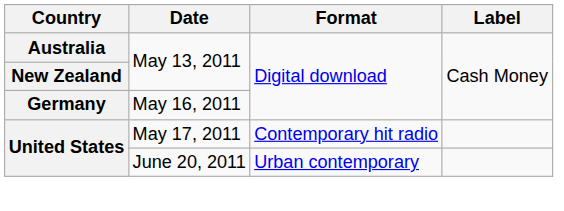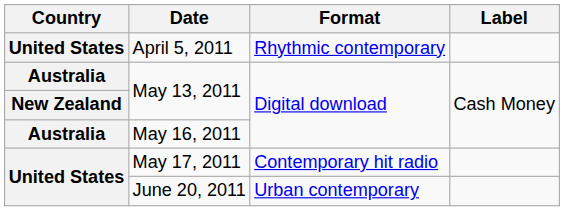+ row: (183, 47)
(67, 104) Germany -> (67, 133) Australia
